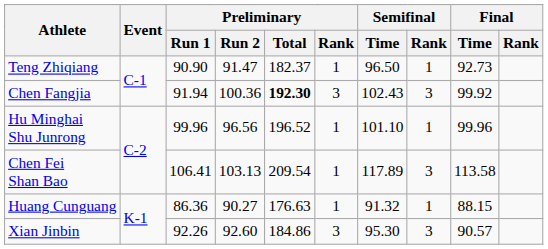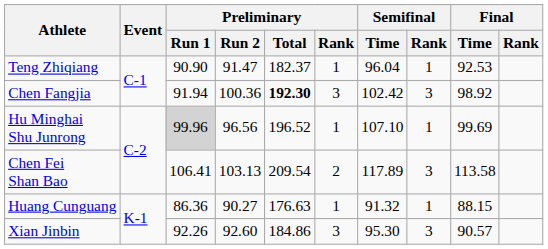(382, 68) 96.50 -> (382, 68) 96.04
(475, 68) 92.73 -> (475, 68) 92.53
(382, 93) 102.43 -> (382, 93) 102.42
(475, 93) 99.92 -> (475, 93) 98.92
(190, 128) no background -> (190, 128) lightgrey background
(382, 128) 101.10 -> (382, 128) 107.10
(475, 128) 99.96 -> (475, 128) 99.69
(336, 171) 1 -> (336, 171) 2
